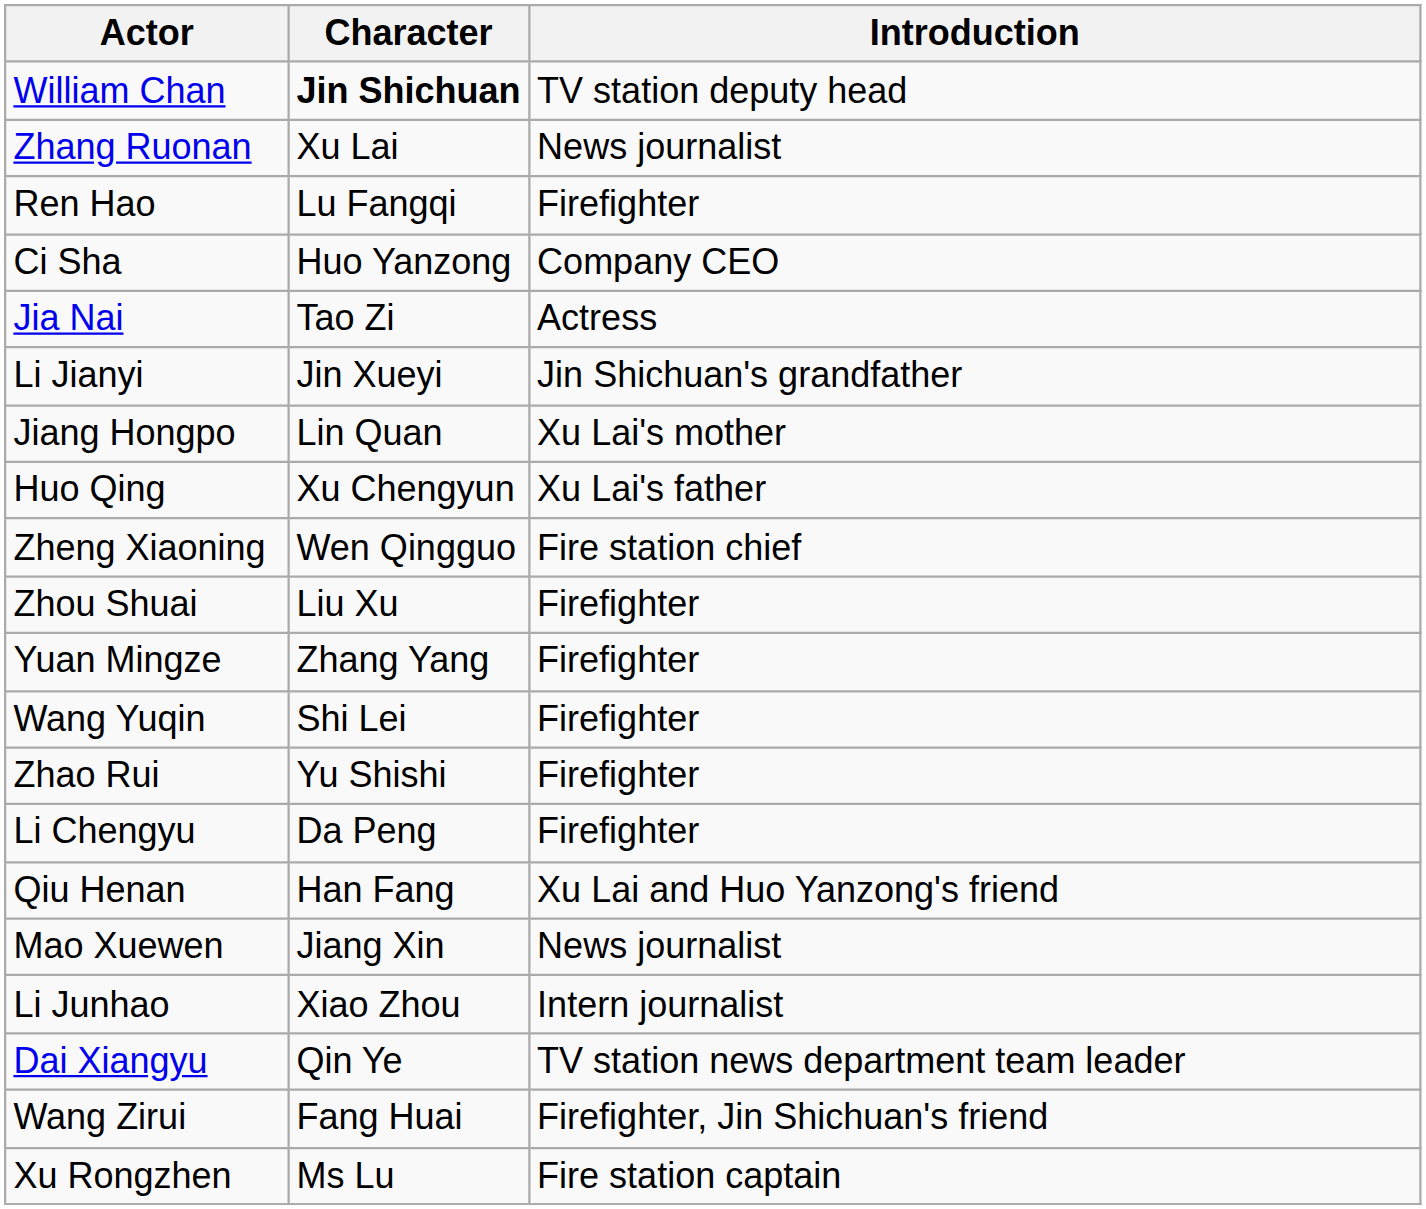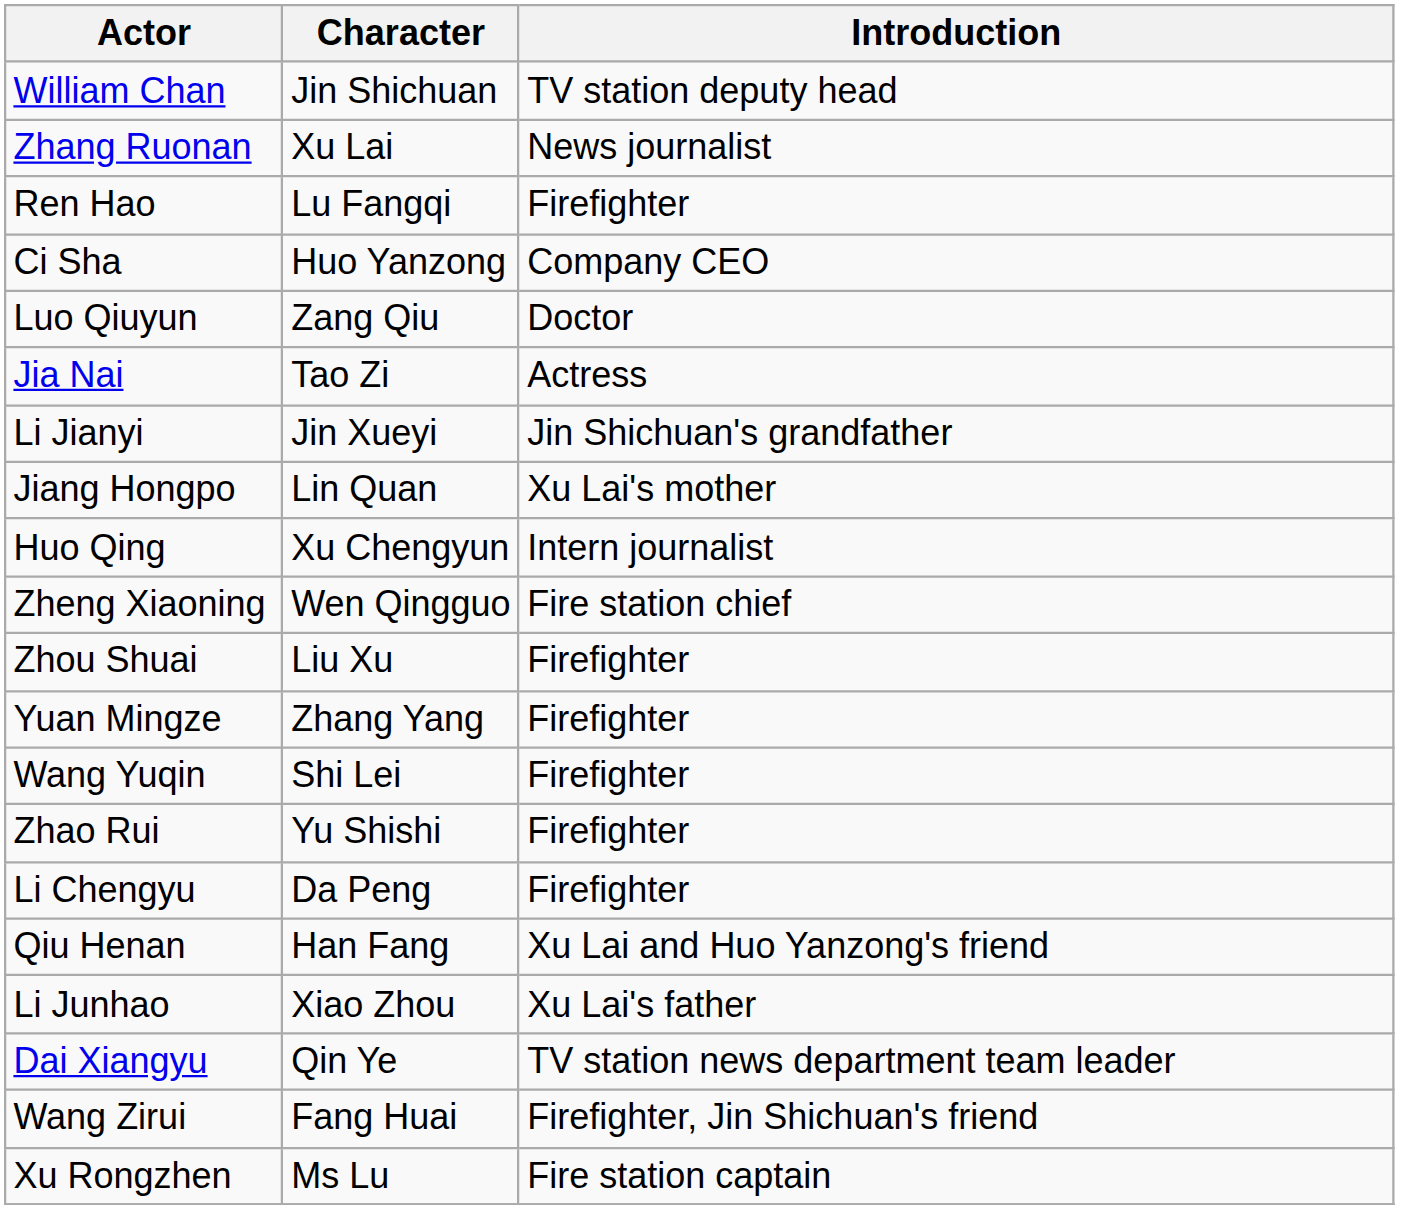(409, 90) bold -> (394, 90) normal
+ row: (105, 318)
(652, 489) Xu Lai's father -> (650, 546) Intern journalist
- row: (118, 946)
(660, 1003) Intern journalist -> (642, 1003) Xu Lai's father
